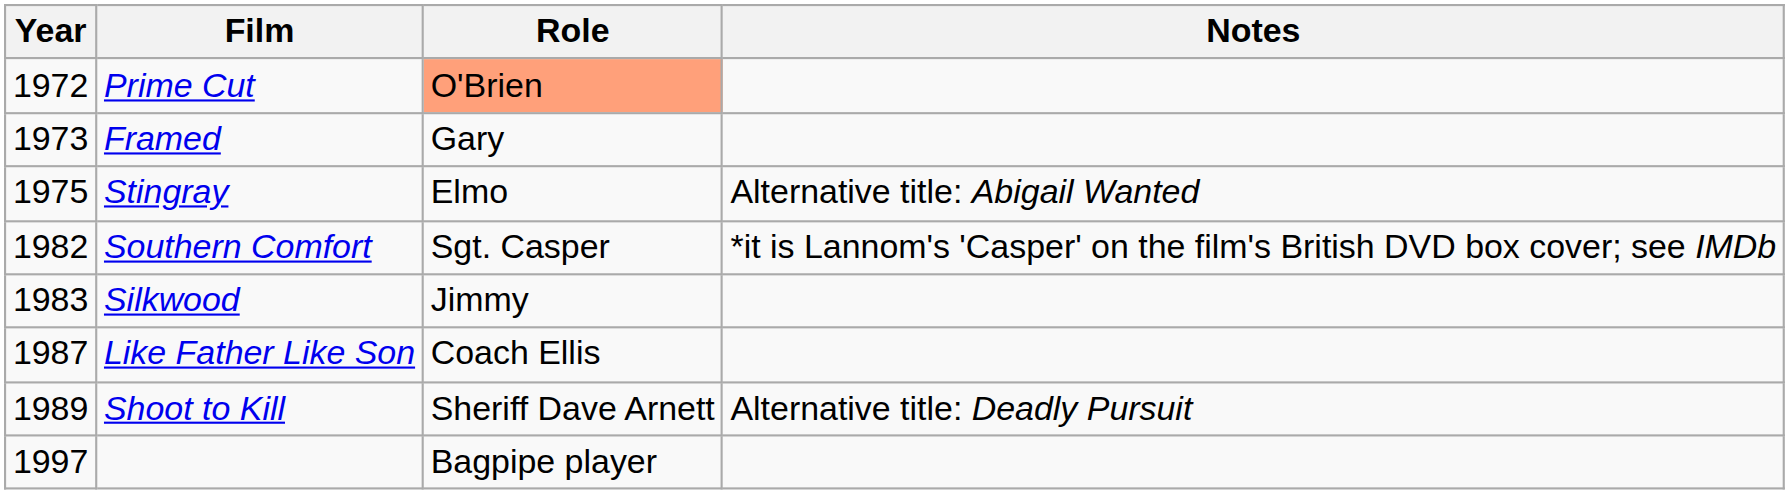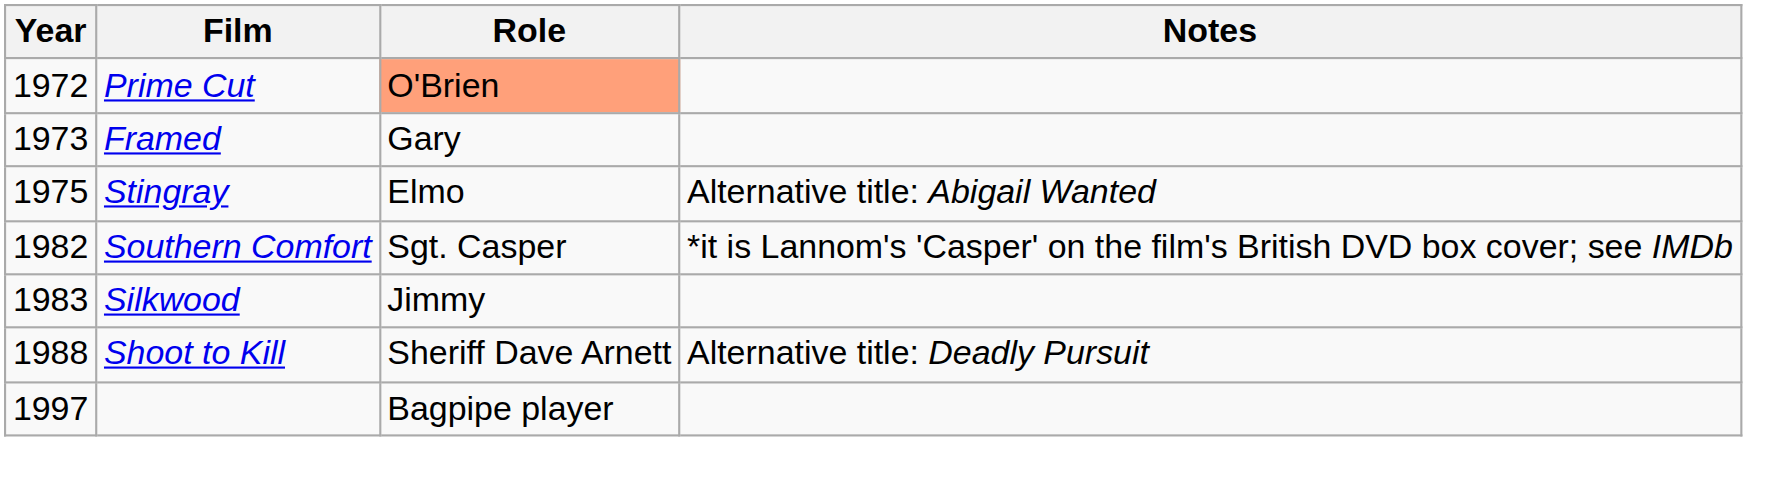- row: (260, 354)
(51, 407) 1989 -> (51, 354) 1988
